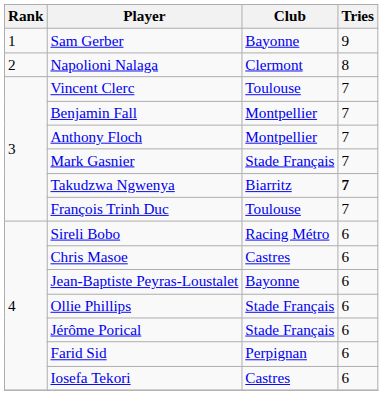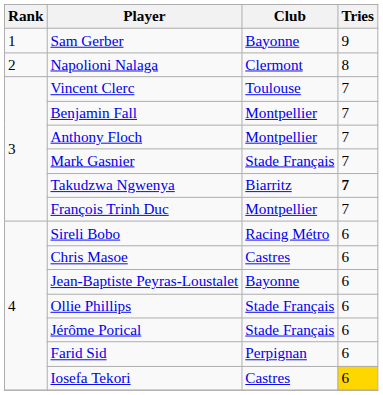(273, 209) Toulouse -> (281, 209) Montpellier
(345, 378) no background -> (345, 378) gold background
